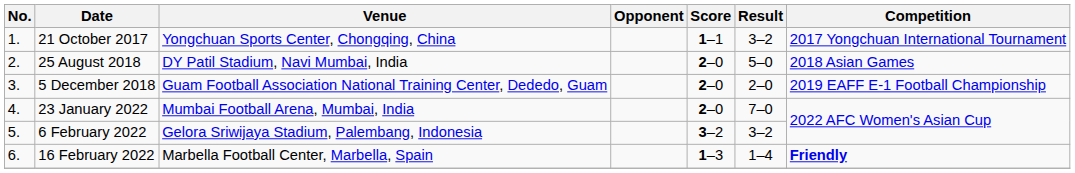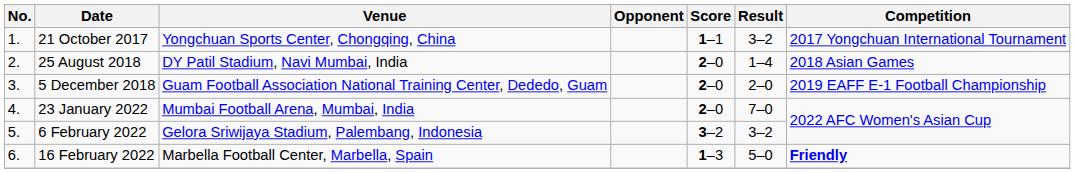(761, 62) 5–0 -> (761, 62) 1–4
(761, 156) 1–4 -> (761, 156) 5–0
